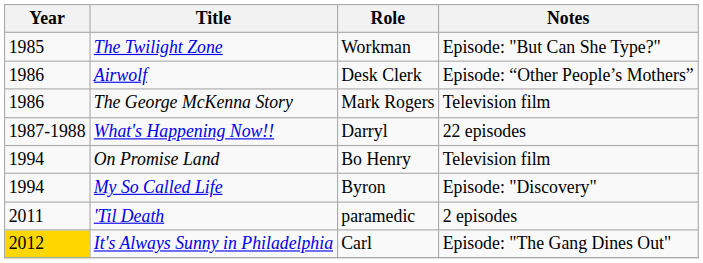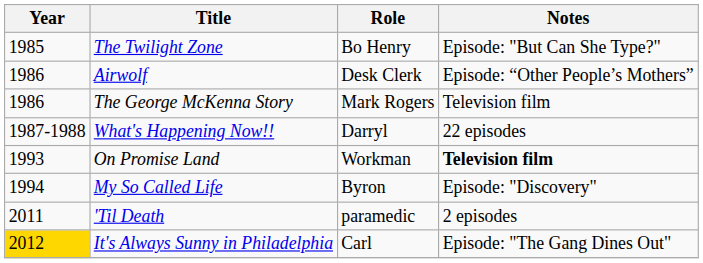(376, 46) Workman -> (376, 46) Bo Henry
(26, 159) 1994 -> (26, 159) 1993
(376, 159) Bo Henry -> (376, 159) Workman
(497, 159) normal -> (498, 159) bold
